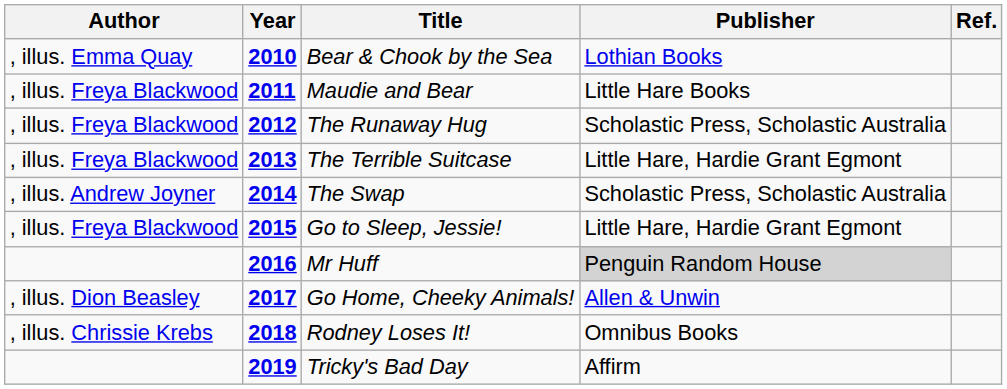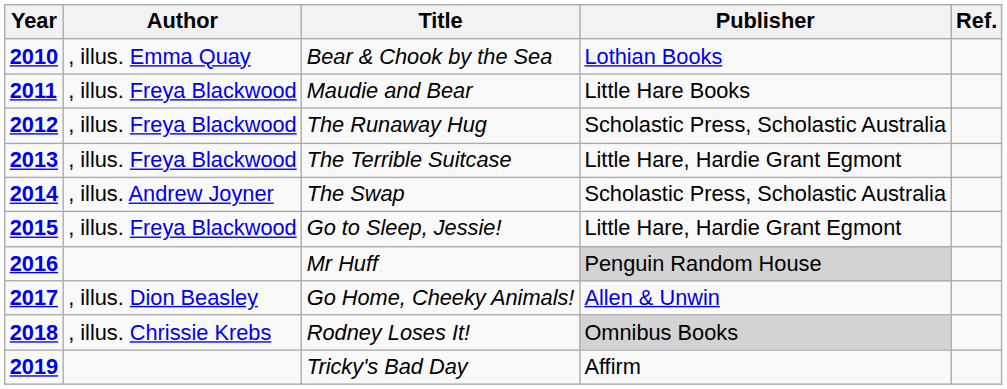columns swapped: (272, 21) <-> (124, 21)
(661, 332) no background -> (661, 332) lightgrey background
